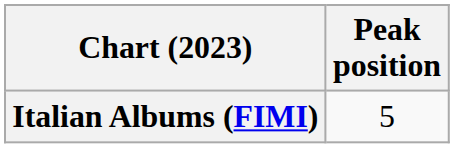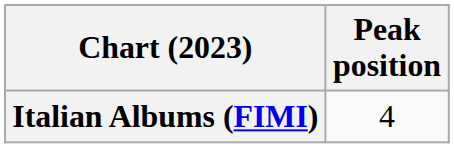(387, 116) 5 -> (387, 116) 4
